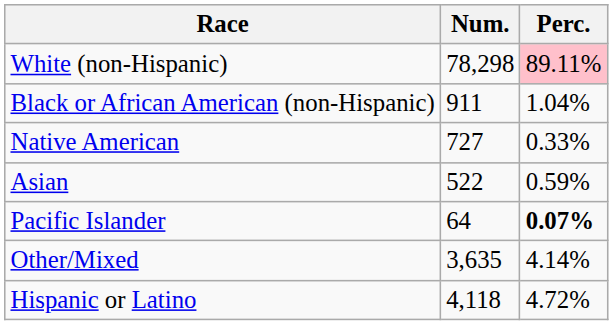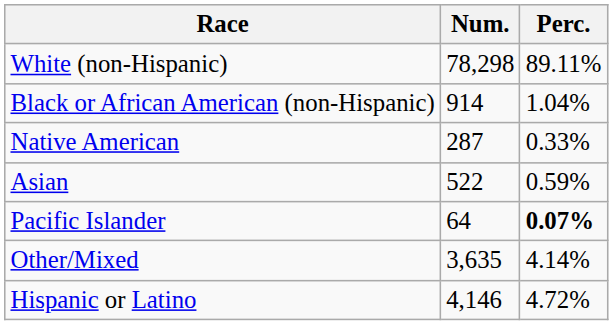(564, 63) pink background -> (564, 63) no background
(464, 102) 911 -> (465, 102) 914
(465, 142) 727 -> (465, 142) 287
(474, 299) 4,118 -> (474, 299) 4,146
